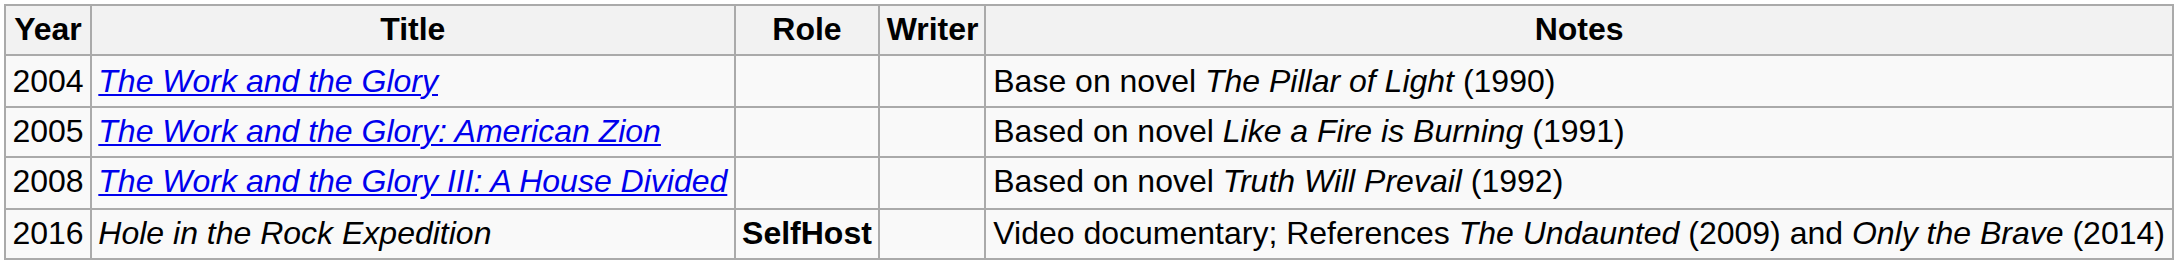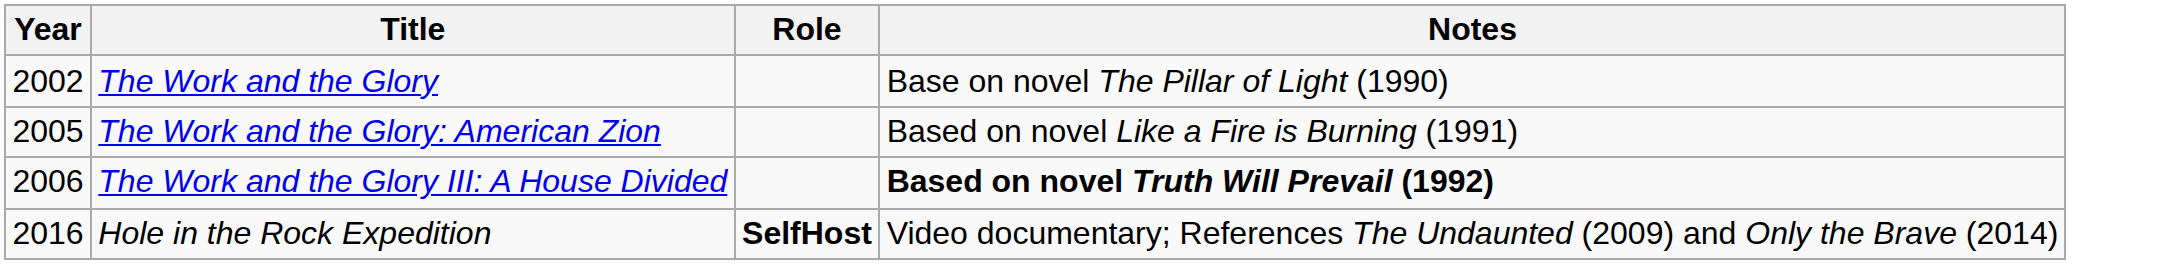- column: (933, 29)
(48, 80) 2004 -> (48, 80) 2002
(48, 182) 2008 -> (48, 182) 2006
(1278, 182) normal -> (1190, 182) bold
